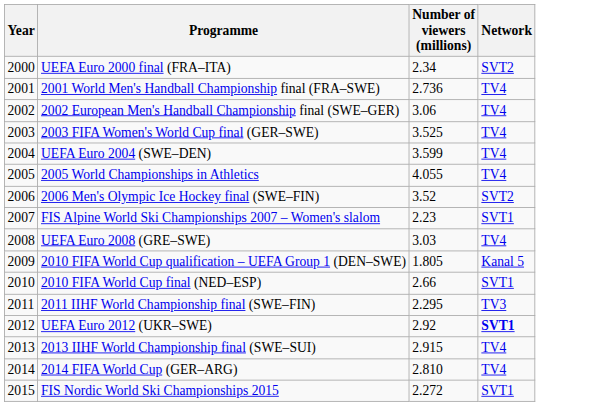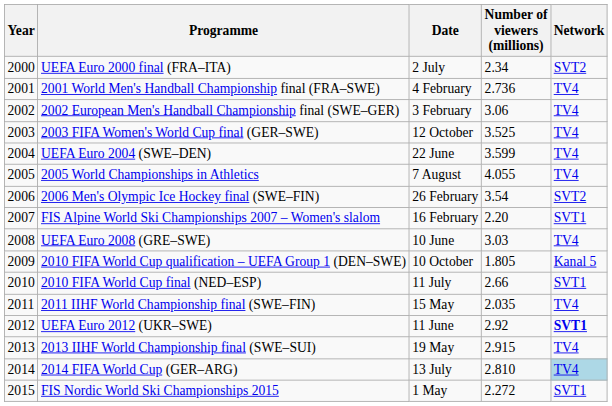+ column: (445, 30)
(424, 196) 3.52 -> (497, 196) 3.54
(424, 218) 2.23 -> (497, 218) 2.20
(428, 304) 2.295 -> (500, 304) 2.035
(494, 304) TV3 -> (566, 304) TV4
(494, 369) no background -> (566, 369) lightblue background
